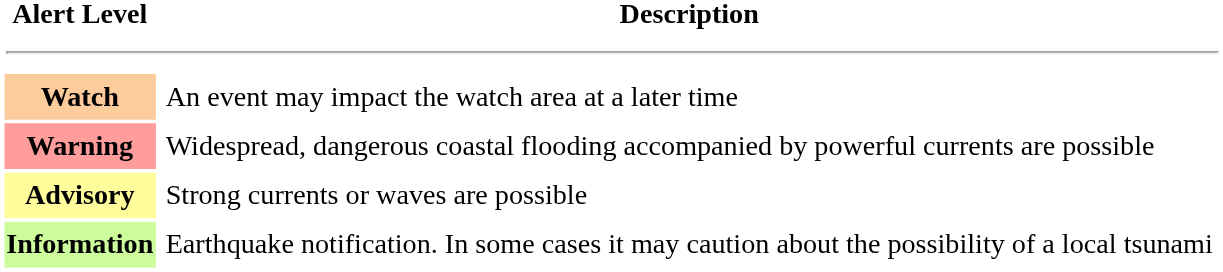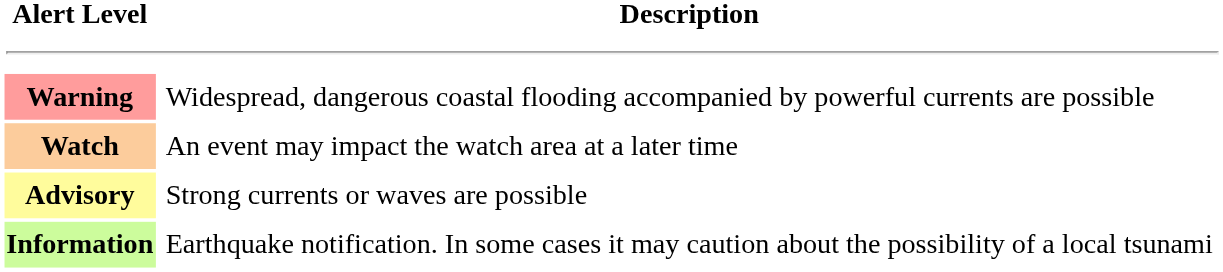rows swapped: (80, 145) <-> (80, 96)
